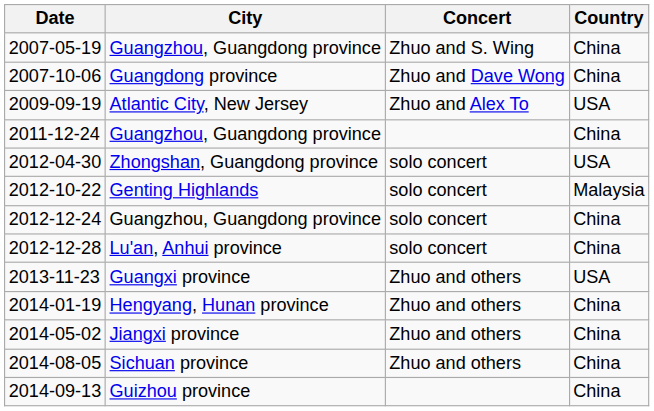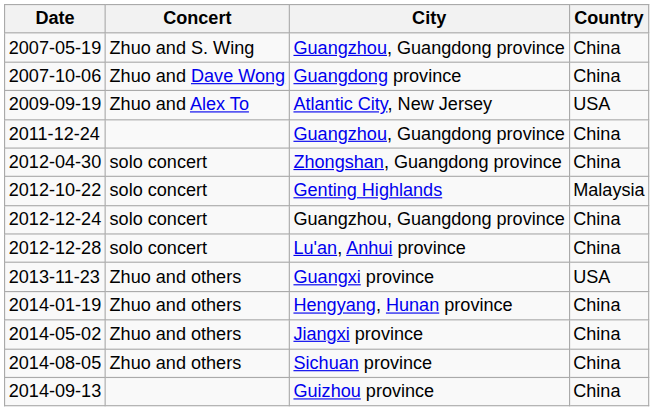columns swapped: (477, 18) <-> (245, 18)
(592, 162) USA -> (597, 162) China
